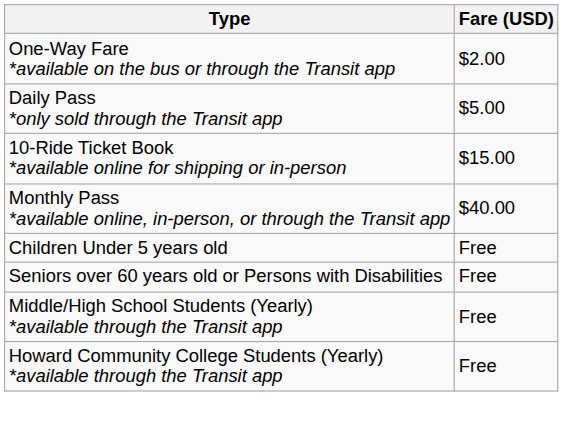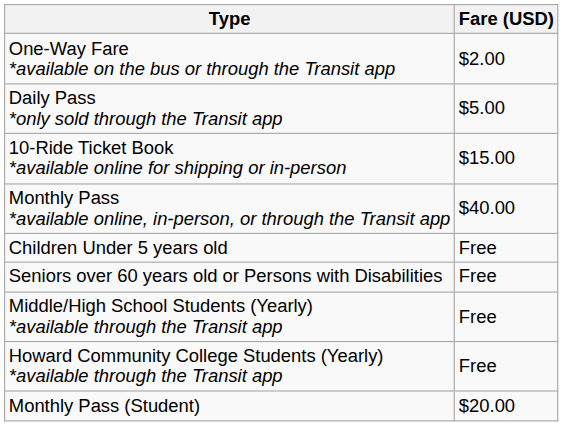+ row: (104, 405)
